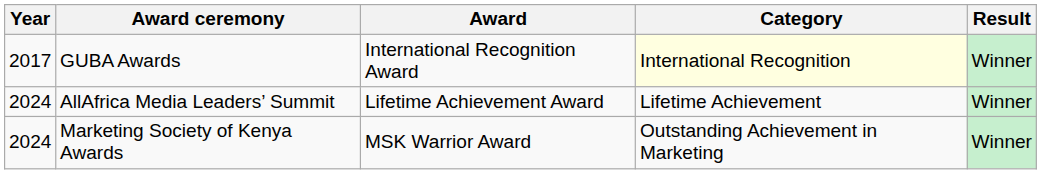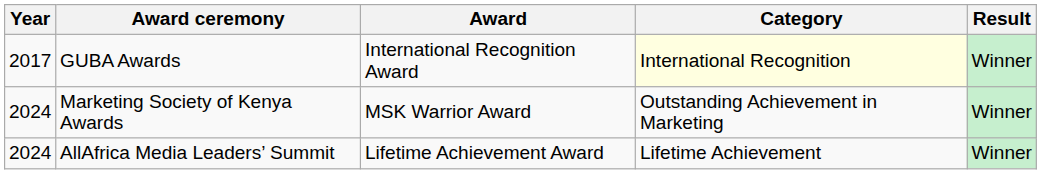rows swapped: (197, 101) <-> (176, 142)
